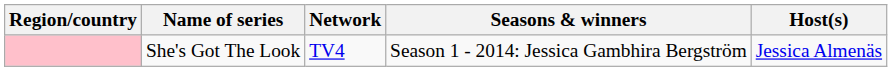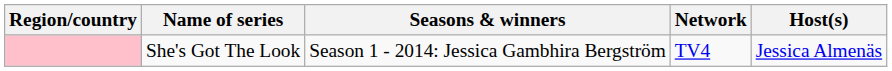columns swapped: (345, 19) <-> (568, 19)
